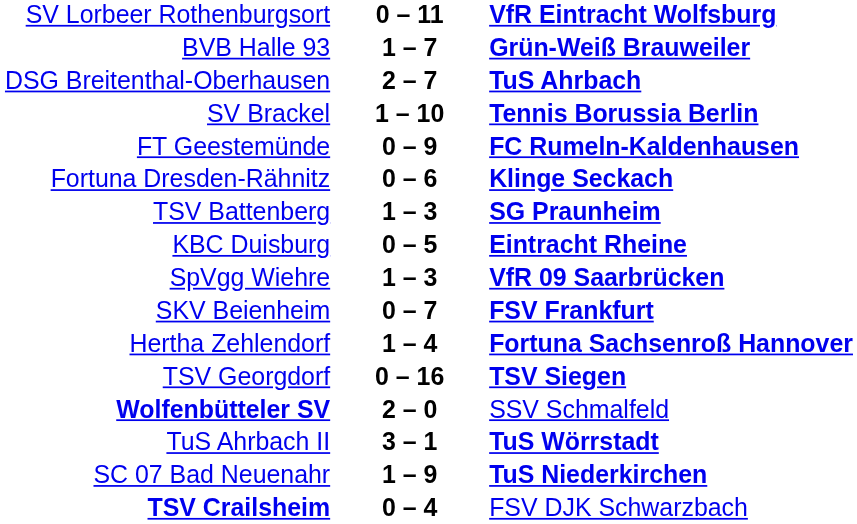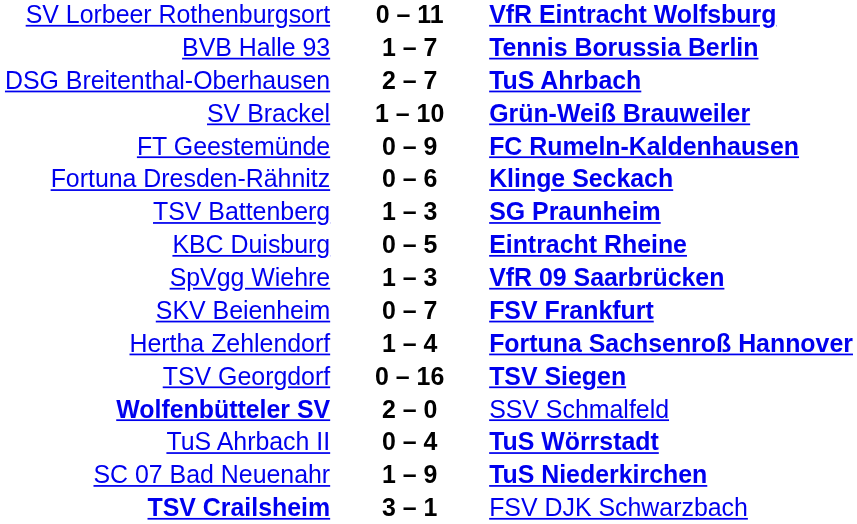(620, 47) Grün-Weiß Brauweiler -> (624, 47) Tennis Borussia Berlin
(624, 113) Tennis Borussia Berlin -> (620, 113) Grün-Weiß Brauweiler
(410, 442) 3 – 1 -> (410, 442) 0 – 4
(410, 508) 0 – 4 -> (410, 508) 3 – 1
